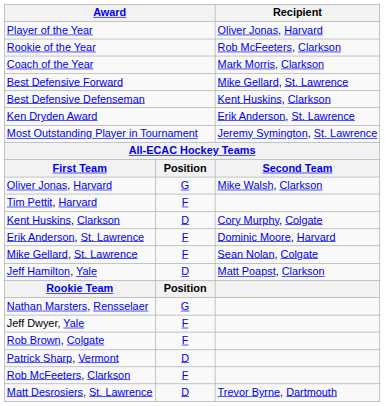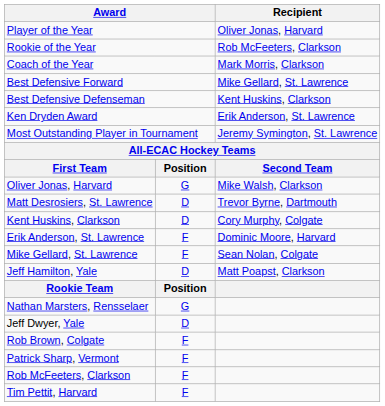rows swapped: (80, 392) <-> (52, 202)
(185, 323) F -> (185, 323) D
(185, 358) D -> (185, 358) F
